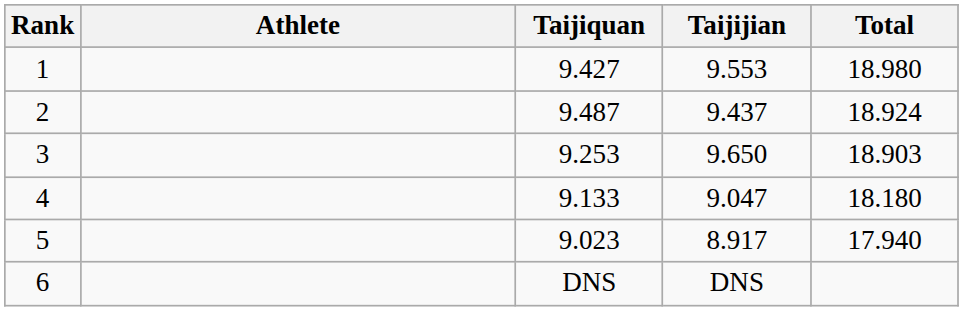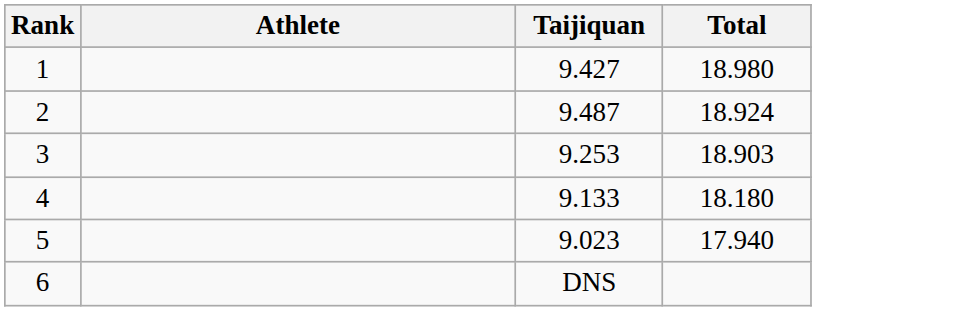- column: (737, 25)
